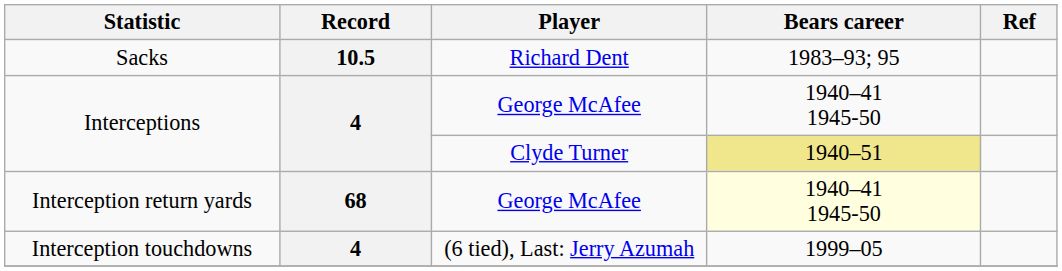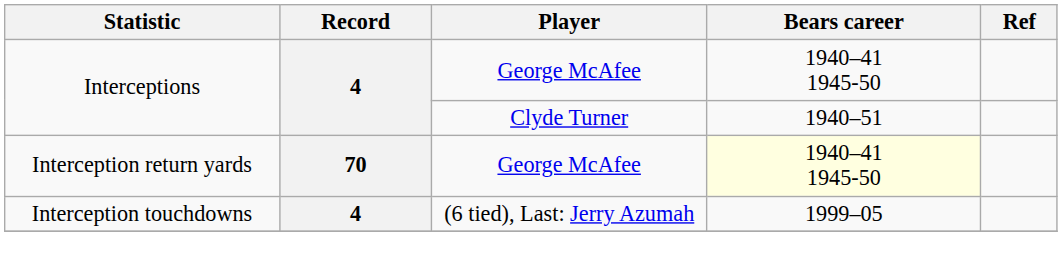- row: (142, 57)
(844, 152) khaki background -> (844, 117) no background
(356, 200) 68 -> (356, 165) 70
